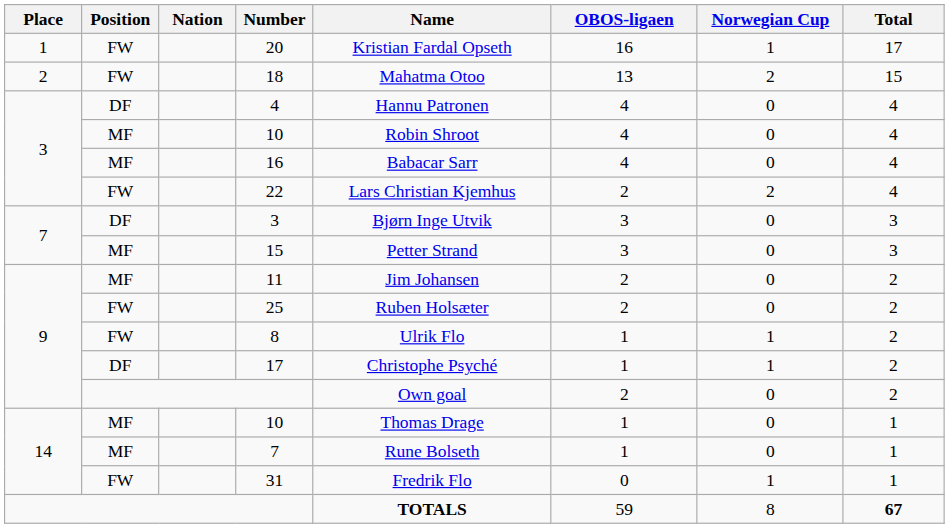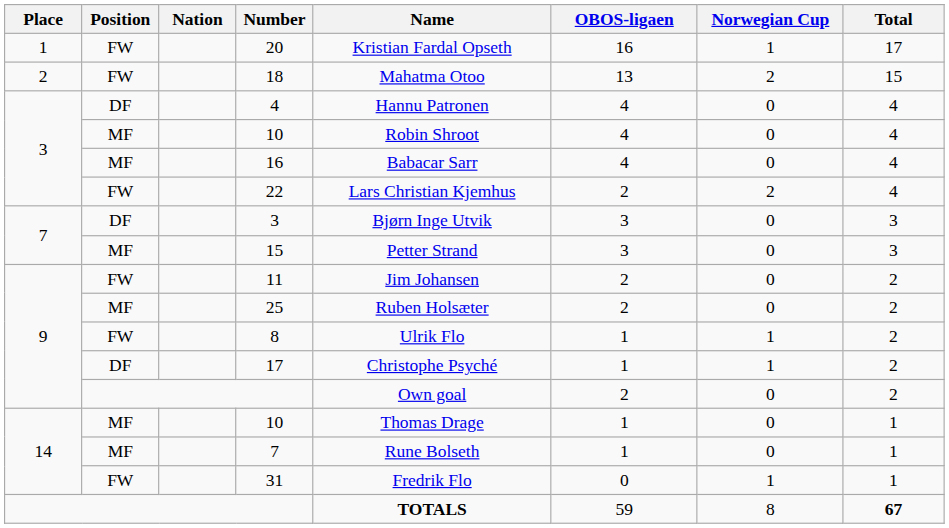(120, 278) MF -> (120, 278) FW
(120, 307) FW -> (120, 307) MF
